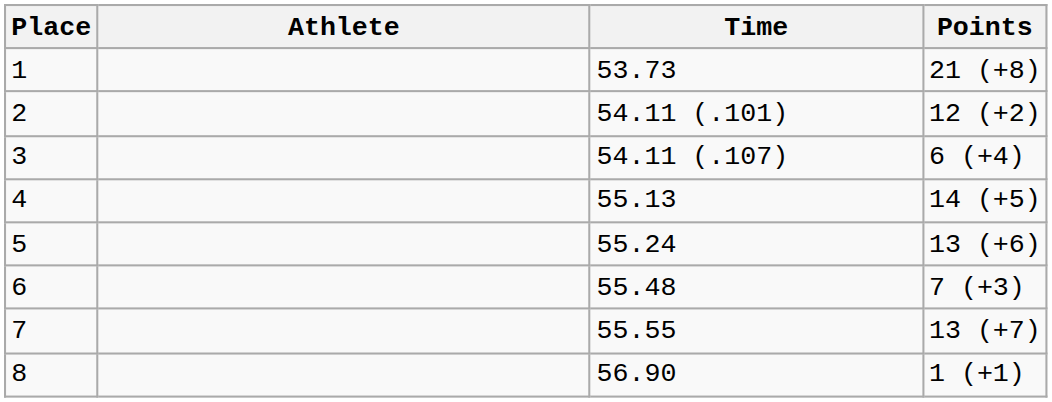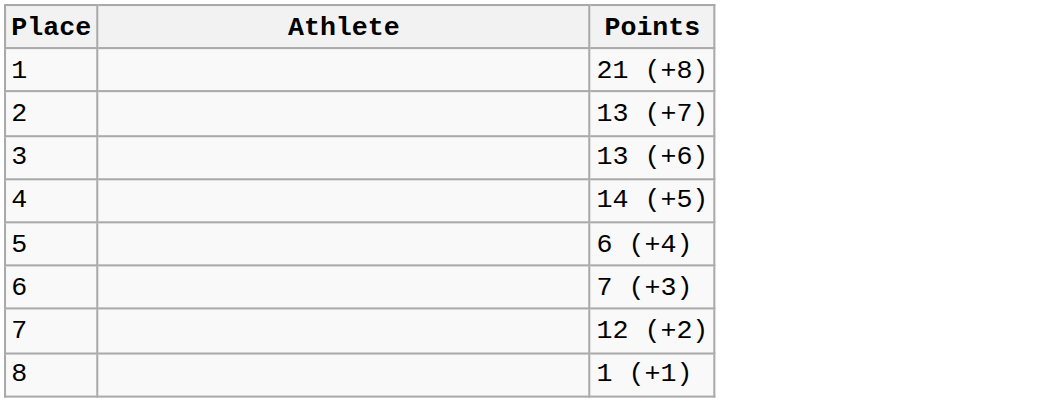- column: (756, 27)
(985, 114) 12 (+2) -> (652, 114) 13 (+7)
(977, 157) 6 (+4) -> (652, 157) 13 (+6)
(985, 244) 13 (+6) -> (644, 244) 6 (+4)
(985, 331) 13 (+7) -> (652, 331) 12 (+2)
